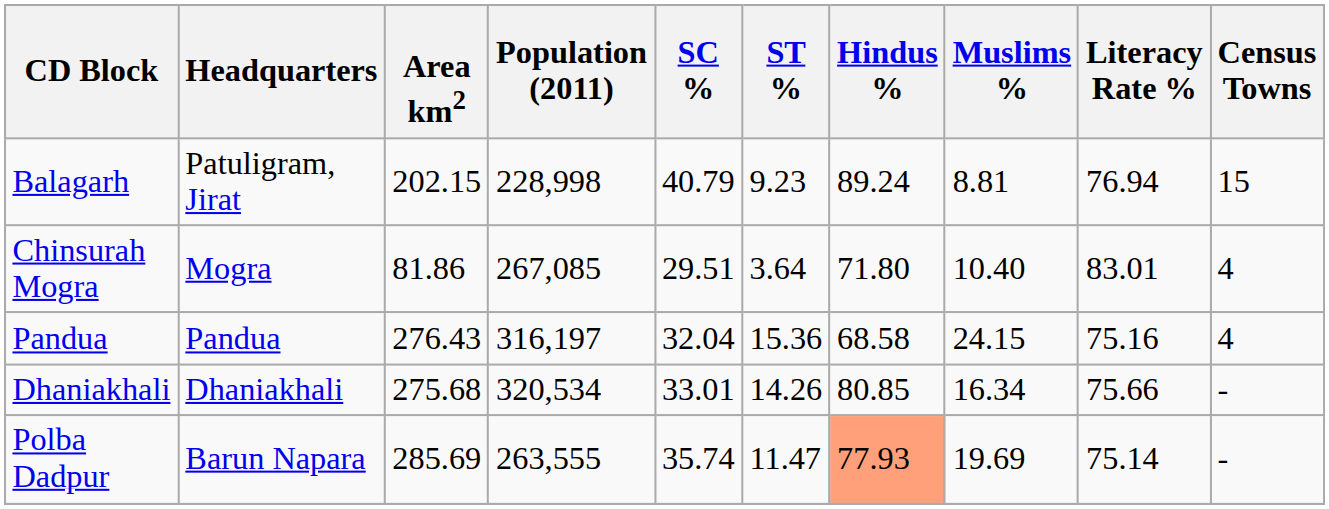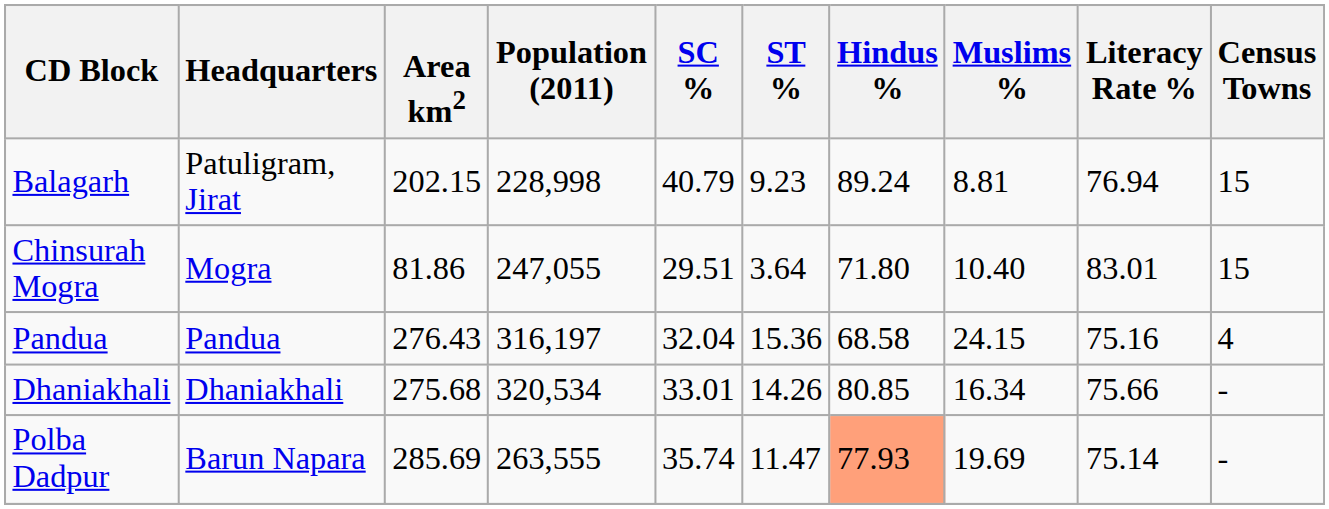(549, 268) 267,085 -> (549, 268) 247,055
(1226, 268) 4 -> (1234, 268) 15
